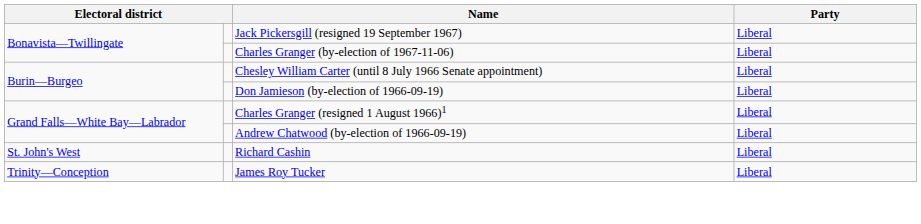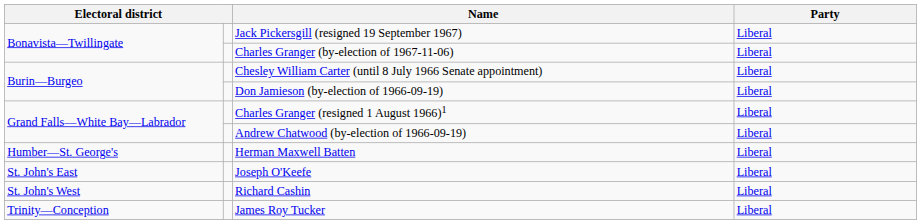+ row: (295, 152)
+ row: (273, 171)
